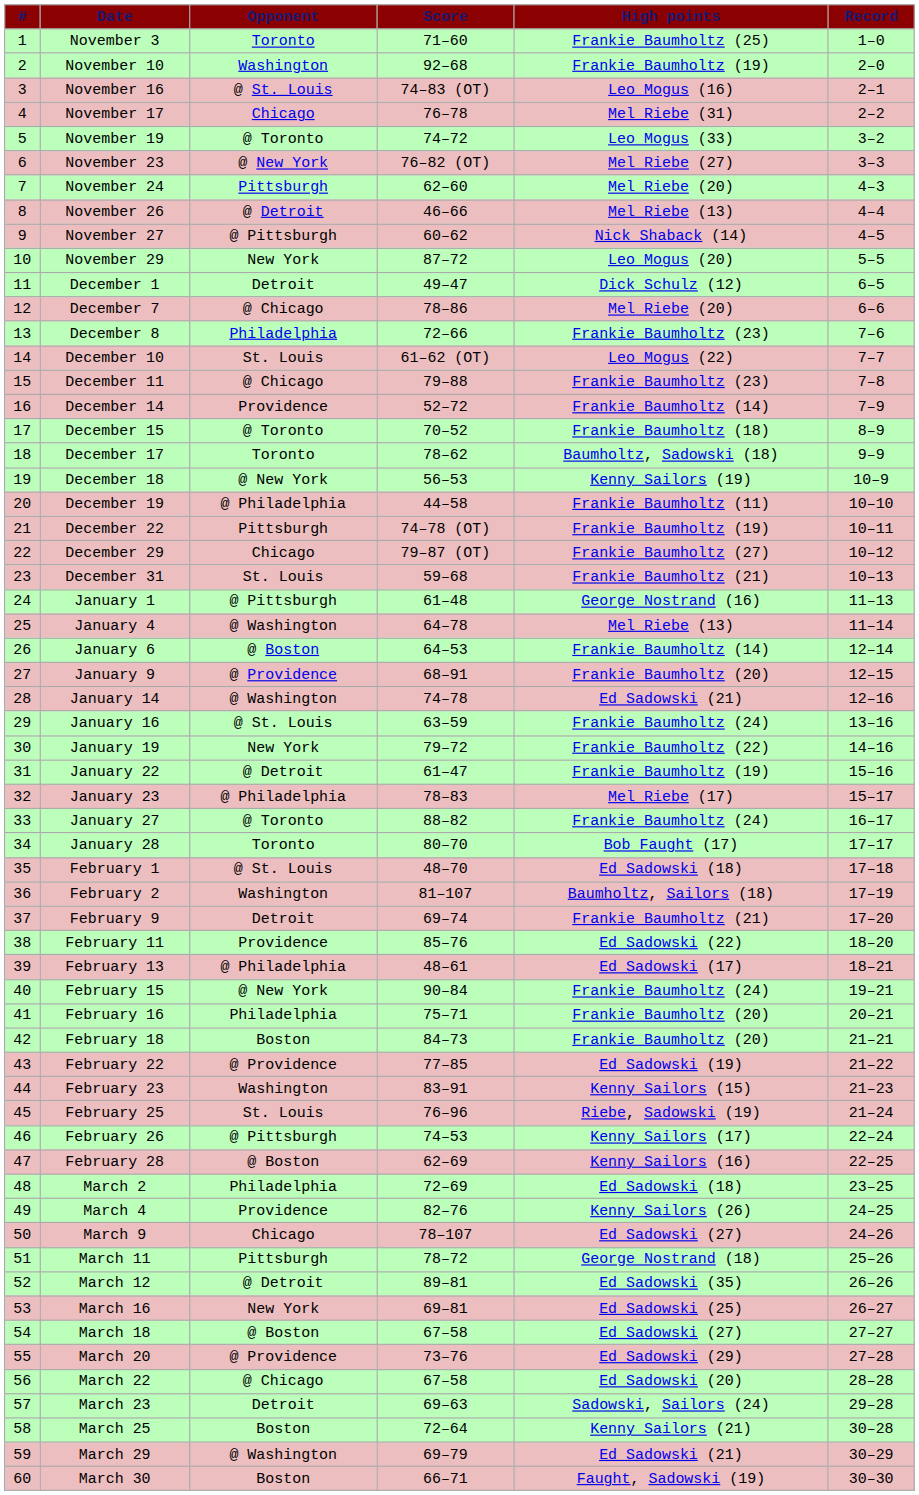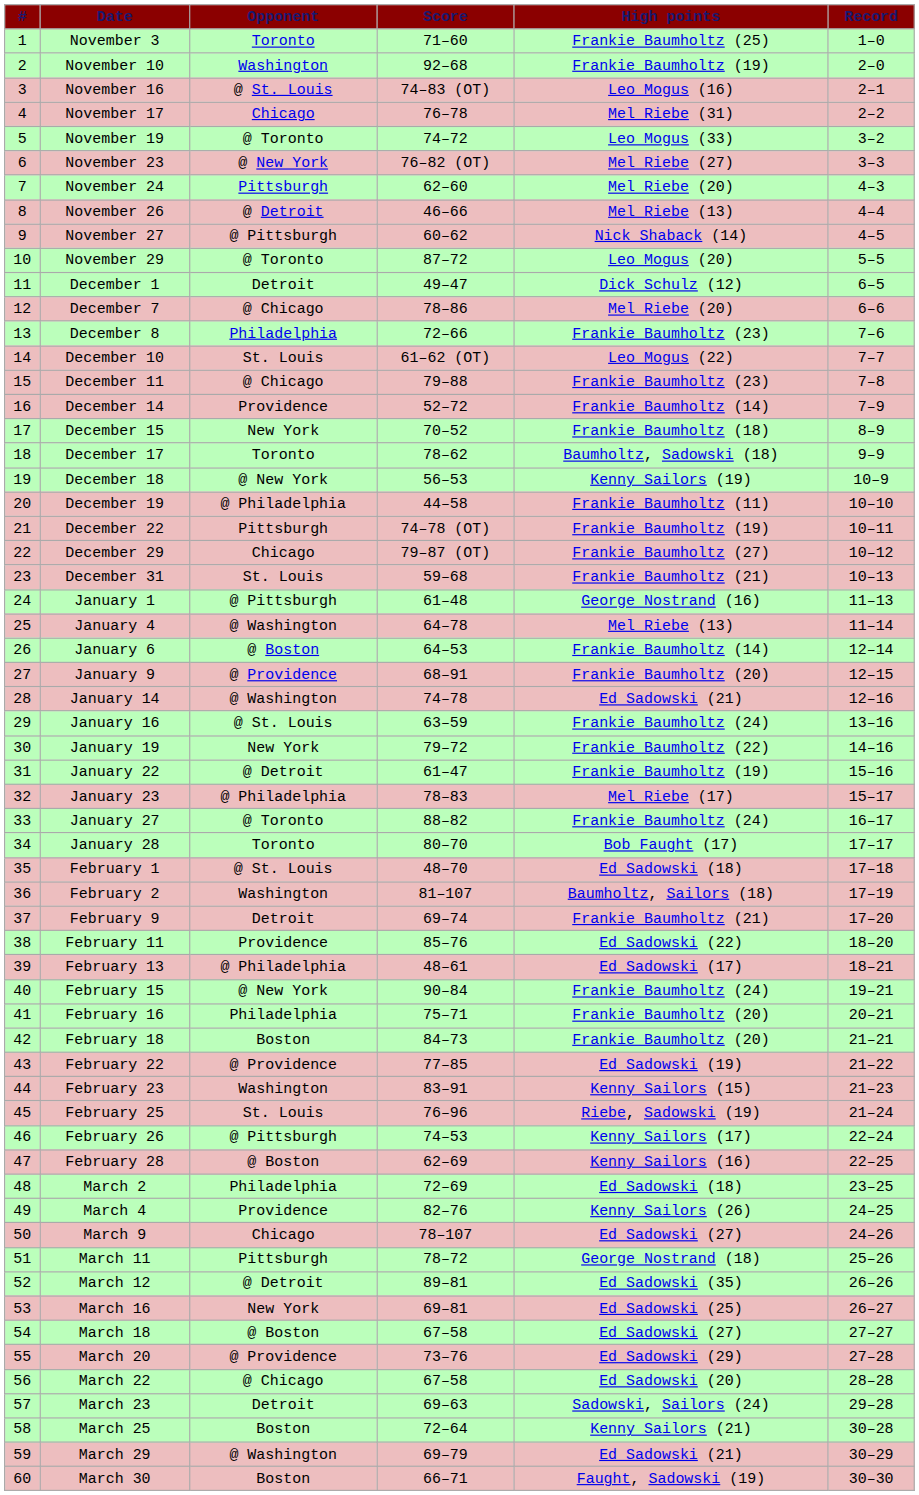(283, 260) New York -> (283, 260) @ Toronto
(283, 431) @ Toronto -> (283, 431) New York
